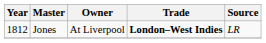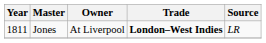(17, 29) 1812 -> (17, 29) 1811
